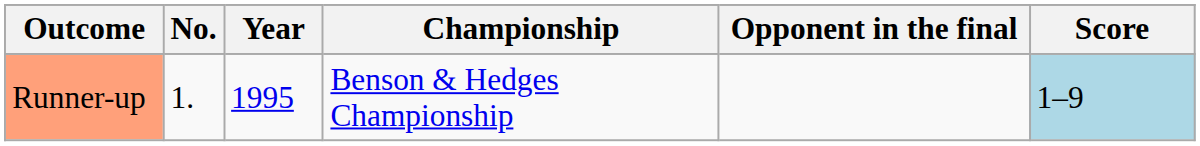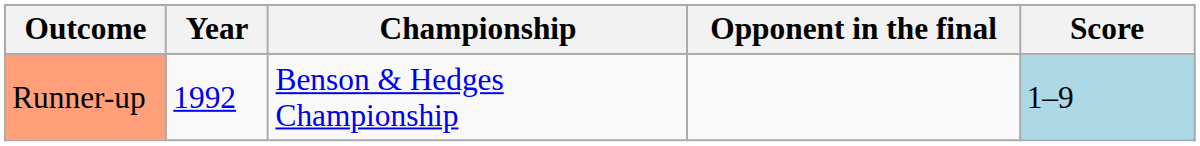- column: (194, 29)
(262, 96) 1995 -> (205, 96) 1992
